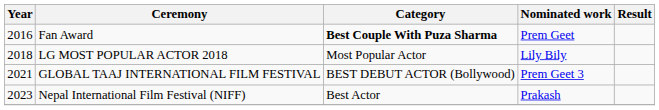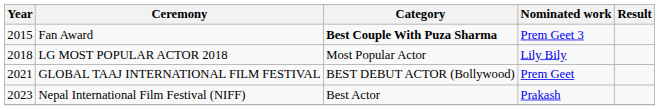(20, 34) 2016 -> (20, 34) 2015
(547, 34) Prem Geet -> (552, 34) Prem Geet 3
(552, 74) Prem Geet 3 -> (547, 74) Prem Geet
